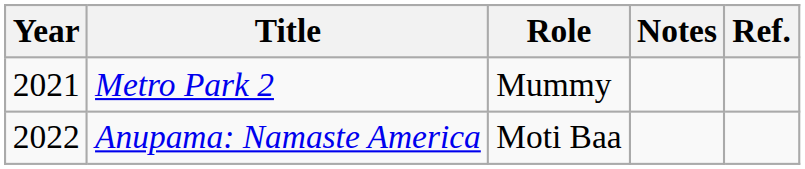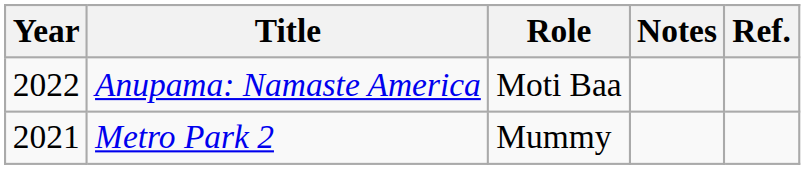rows swapped: (185, 84) <-> (288, 137)
